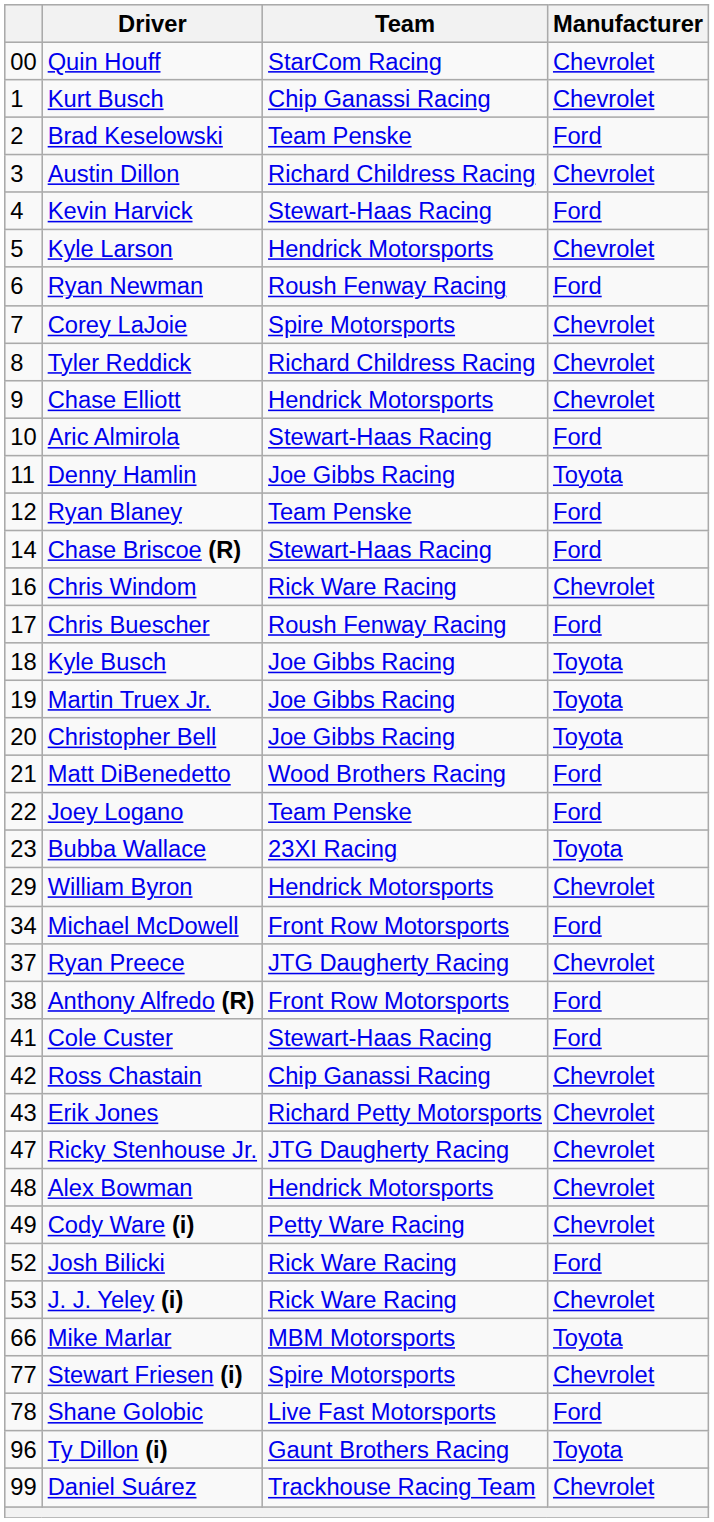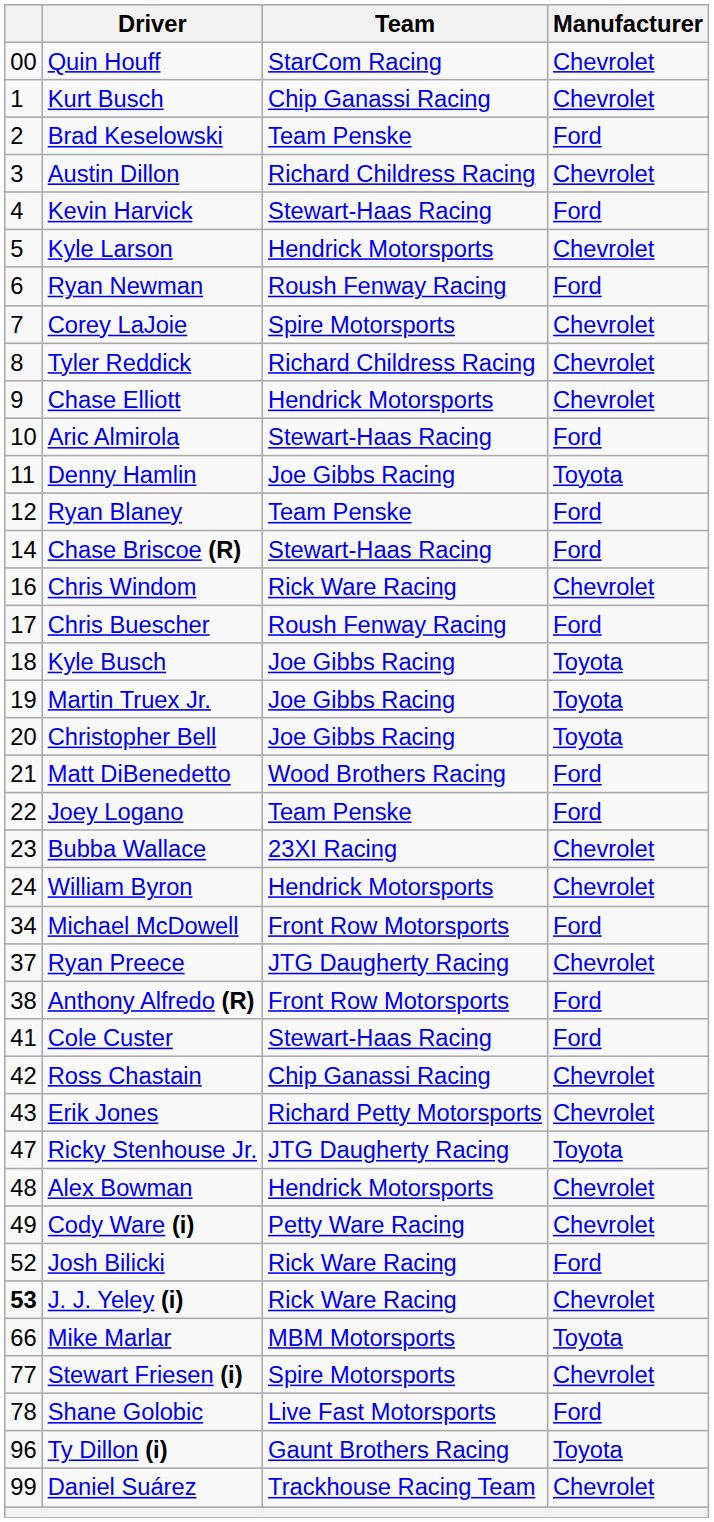(588, 850) Toyota -> (604, 850) Chevrolet
(23, 887) 29 -> (23, 887) 24
(604, 1150) Chevrolet -> (588, 1150) Toyota
(23, 1300) normal -> (23, 1300) bold
